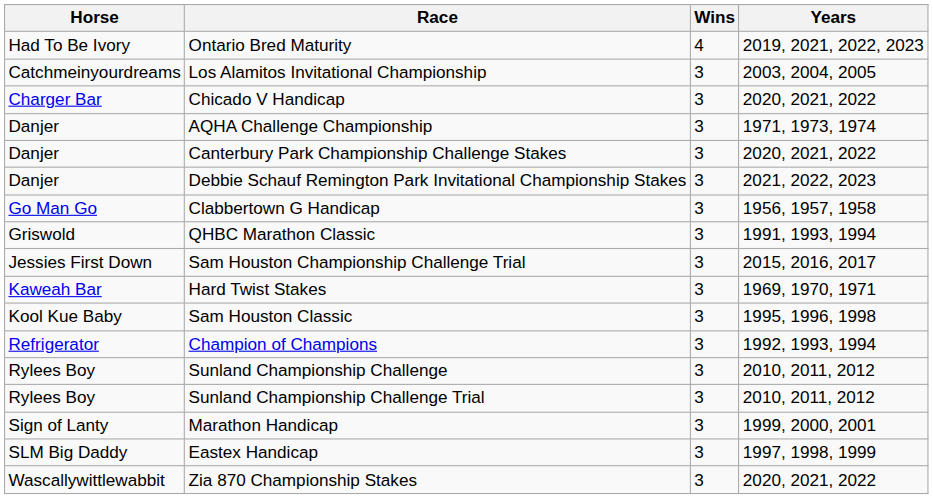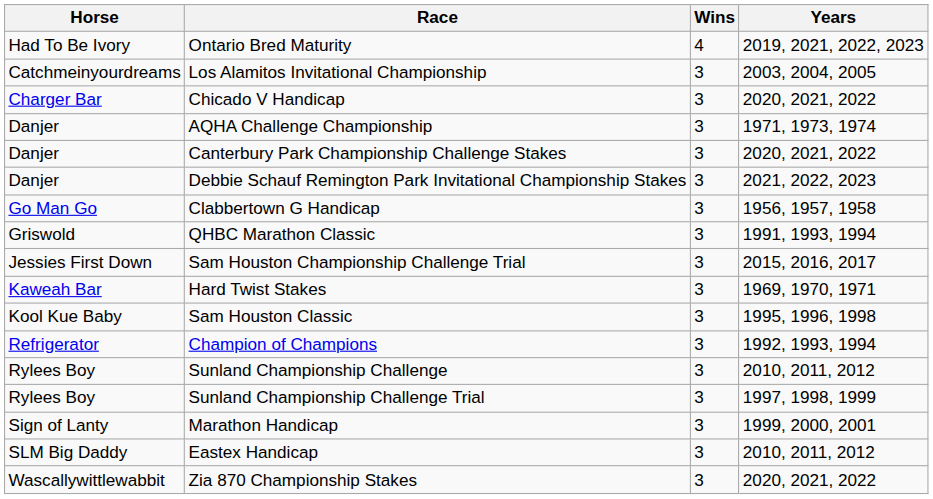(809, 398) 2010, 2011, 2012 -> (809, 398) 1997, 1998, 1999
(809, 452) 1997, 1998, 1999 -> (809, 452) 2010, 2011, 2012
